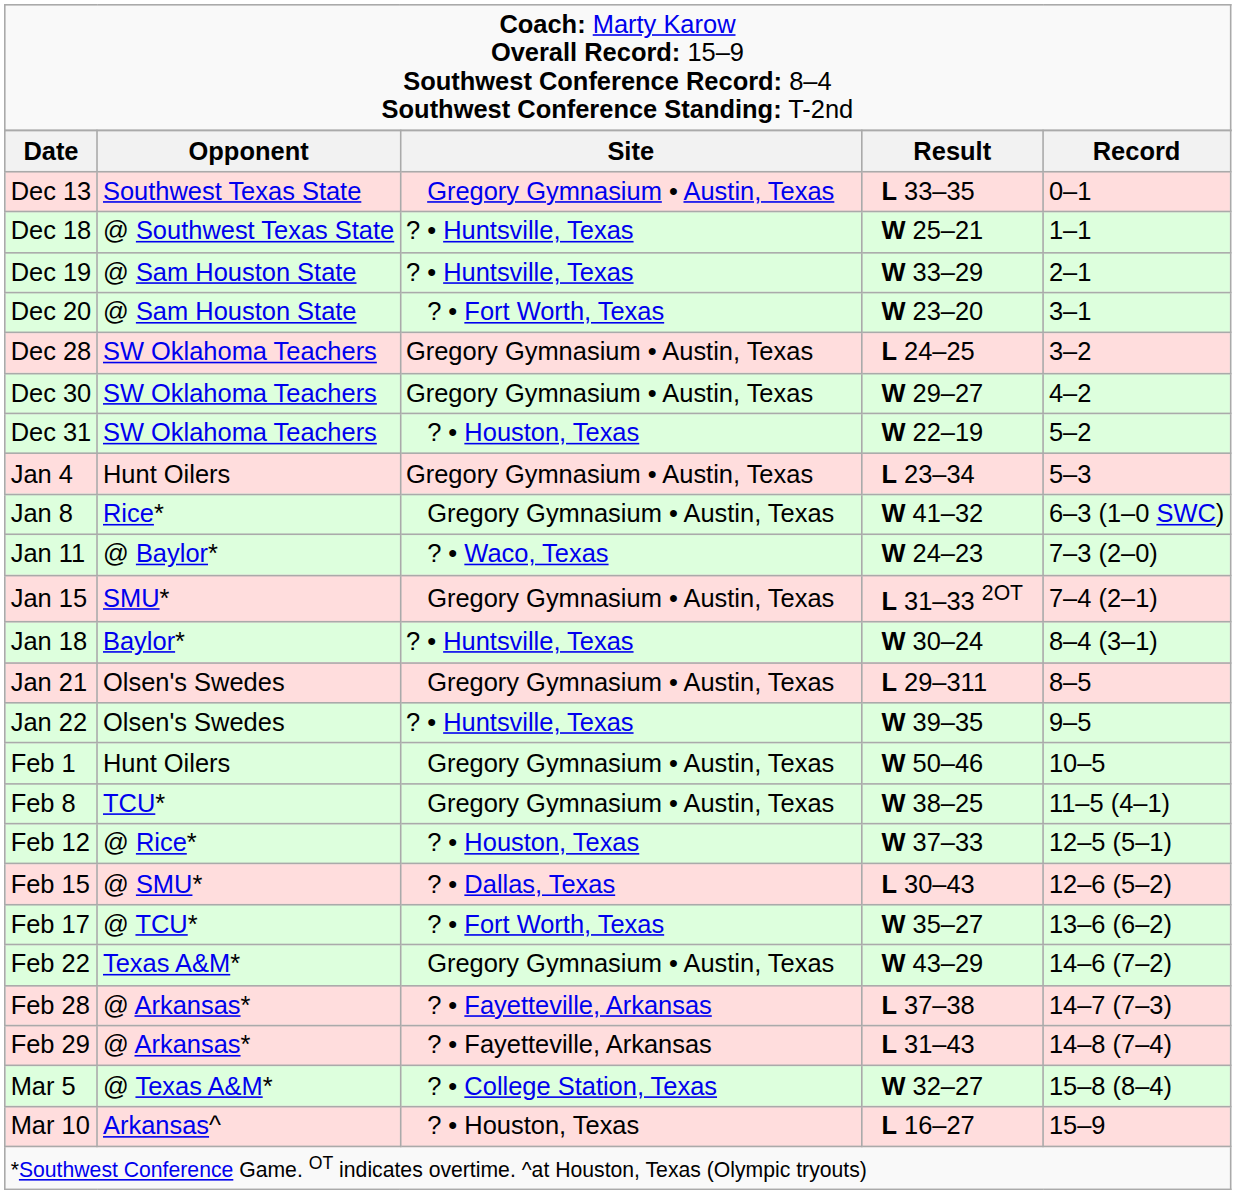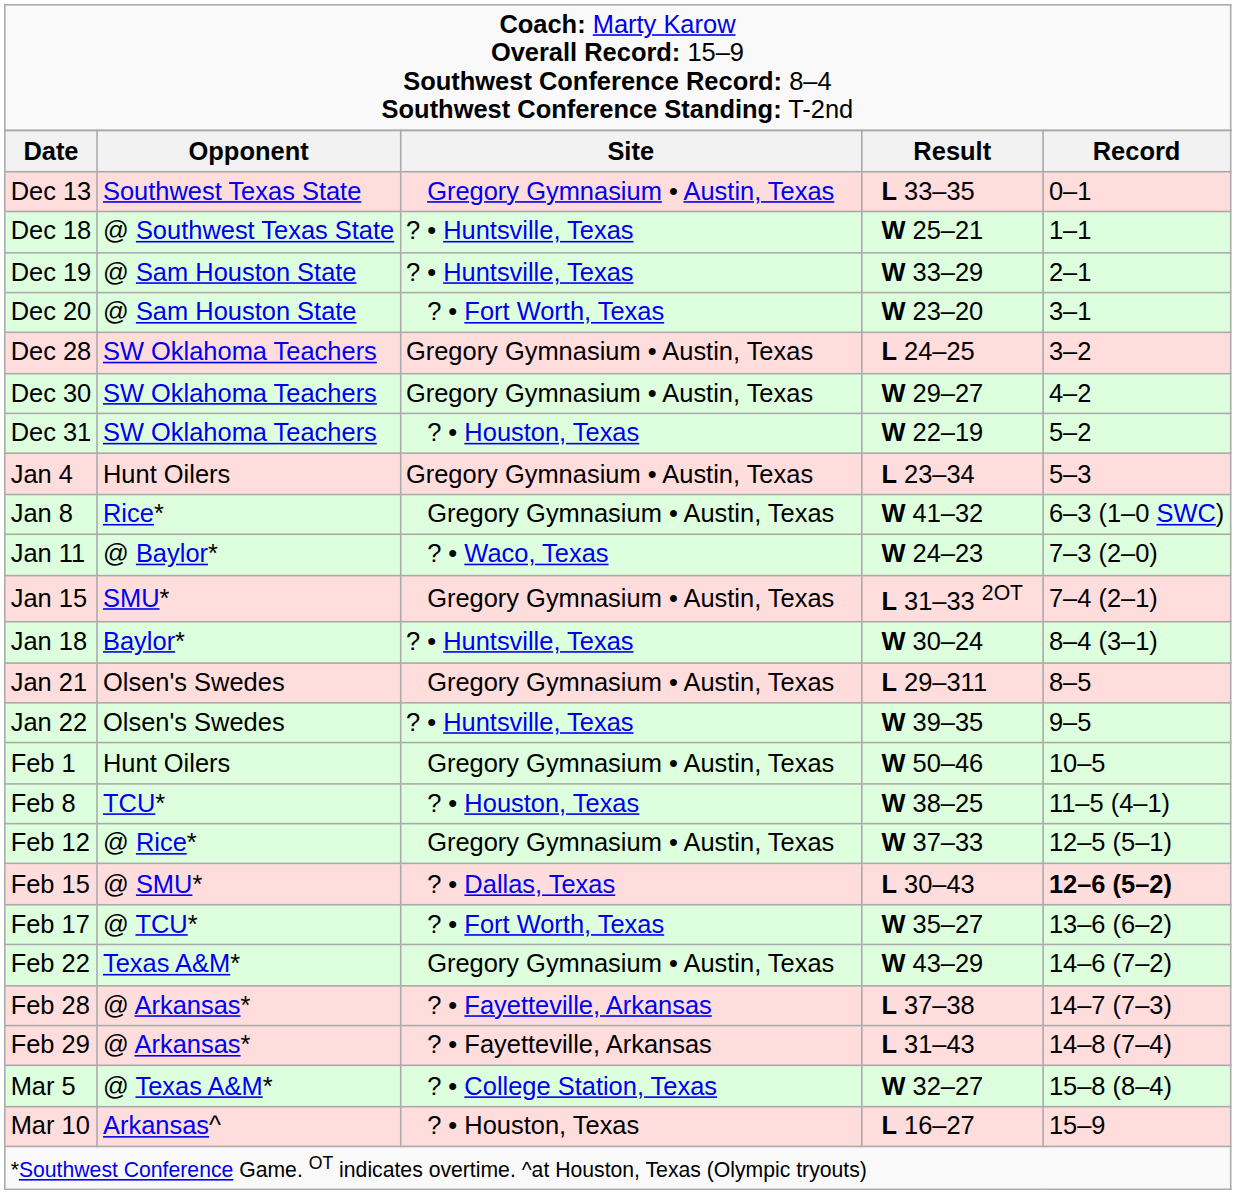(631, 803) Gregory Gymnasium • Austin, Texas -> (533, 803) ? • Houston, Texas
(533, 843) ? • Houston, Texas -> (631, 843) Gregory Gymnasium • Austin, Texas
(1110, 883) normal -> (1110, 883) bold
